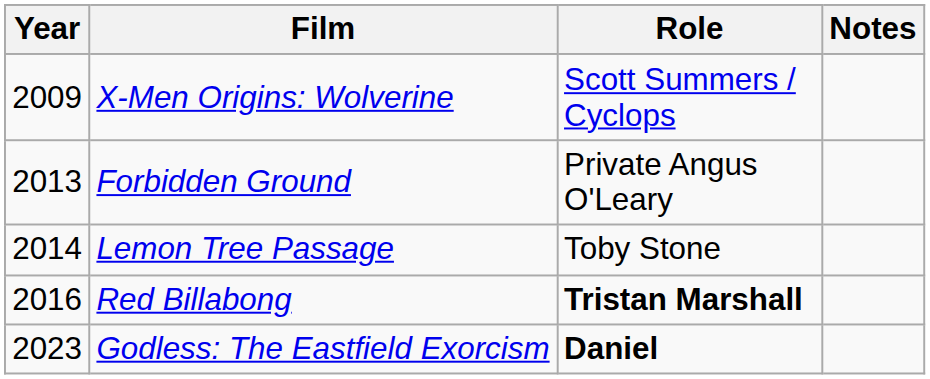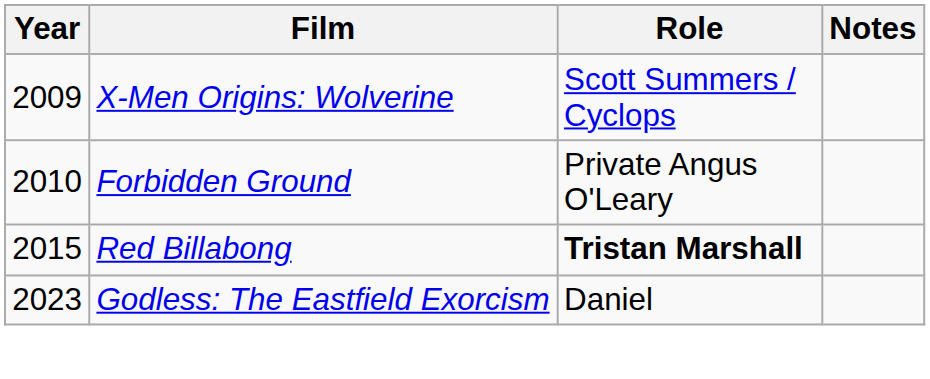(47, 181) 2013 -> (47, 181) 2010
- row: (245, 249)
(47, 298) 2016 -> (47, 249) 2015
(611, 348) bold -> (608, 298) normal
